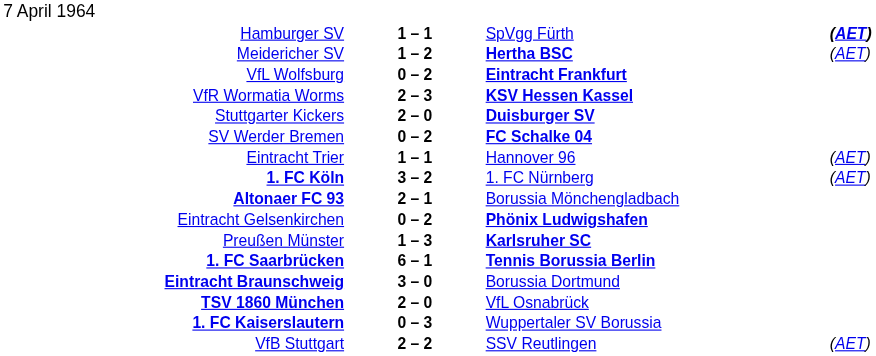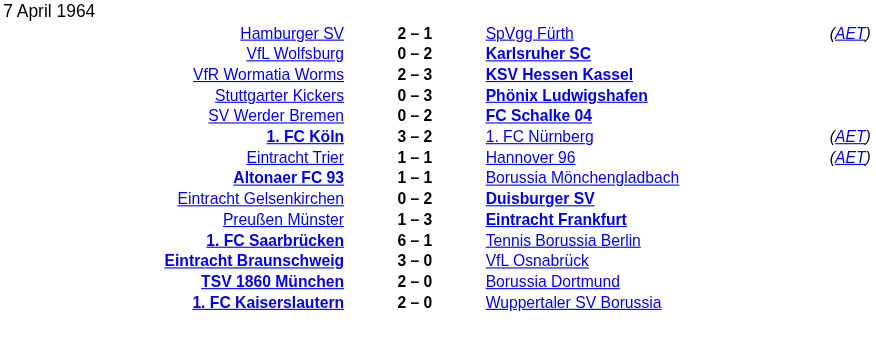(415, 33) 1 – 1 -> (415, 33) 2 – 1
(851, 33) bold -> (850, 33) normal
- row: (290, 54)
(556, 74) Eintracht Frankfurt -> (538, 54) Karlsruher SC
(415, 116) 2 – 0 -> (415, 95) 0 – 3
(540, 116) Duisburger SV -> (567, 95) Phönix Ludwigshafen
rows swapped: (305, 178) <-> (295, 157)
(415, 199) 2 – 1 -> (415, 178) 1 – 1
(567, 219) Phönix Ludwigshafen -> (540, 199) Duisburger SV
(538, 240) Karlsruher SC -> (556, 219) Eintracht Frankfurt
(570, 261) bold -> (563, 240) normal
(553, 282) Borussia Dortmund -> (537, 261) VfL Osnabrück
(537, 302) VfL Osnabrück -> (553, 282) Borussia Dortmund
(415, 323) 0 – 3 -> (415, 302) 2 – 0
- row: (300, 344)
